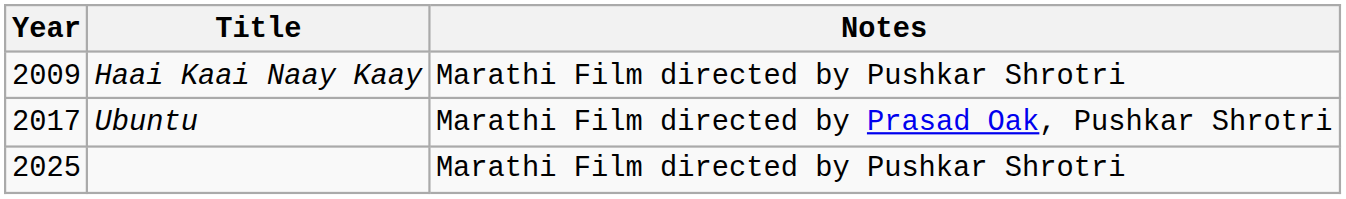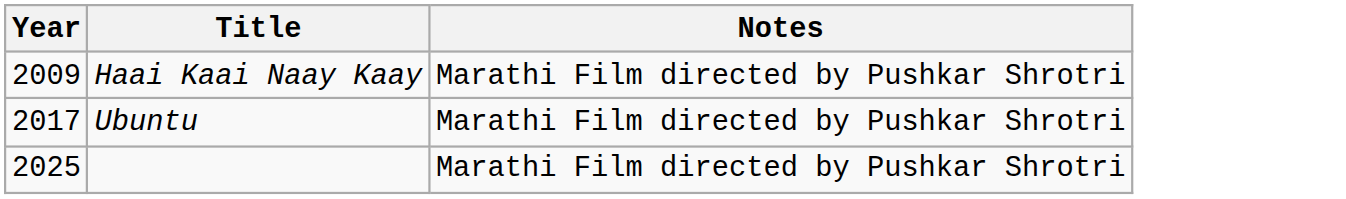(884, 122) Marathi Film directed by Prasad Oak, Pushkar Shrotri -> (781, 122) Marathi Film directed by Pushkar Shrotri
